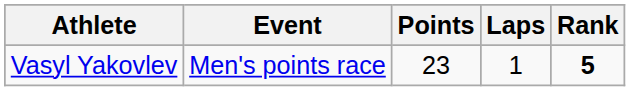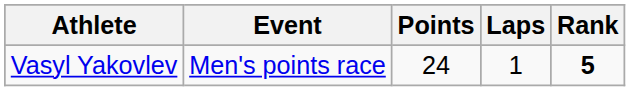(436, 65) 23 -> (436, 65) 24
